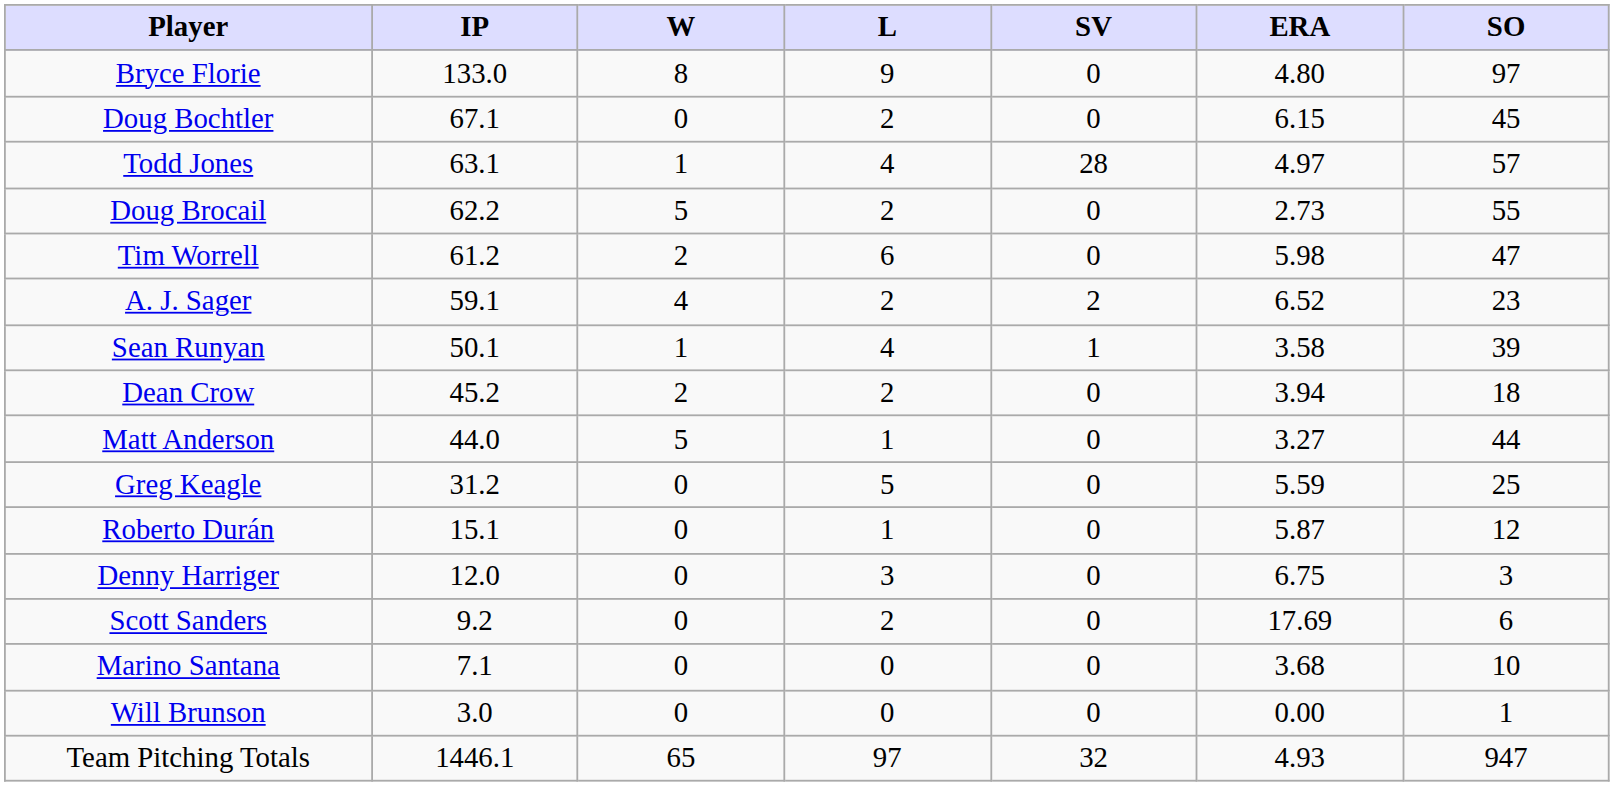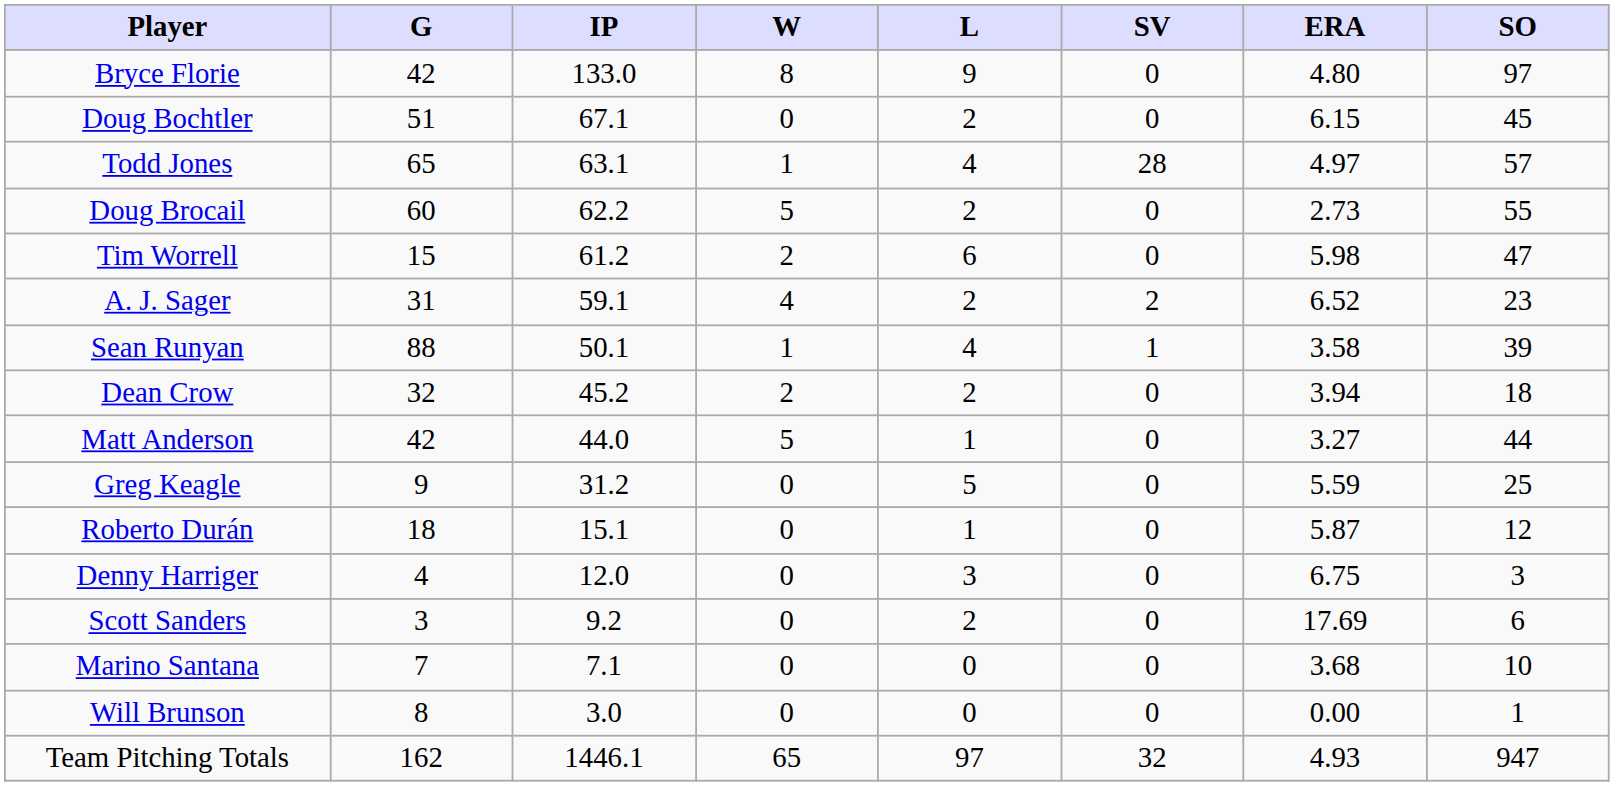+ column: (421, 27)
